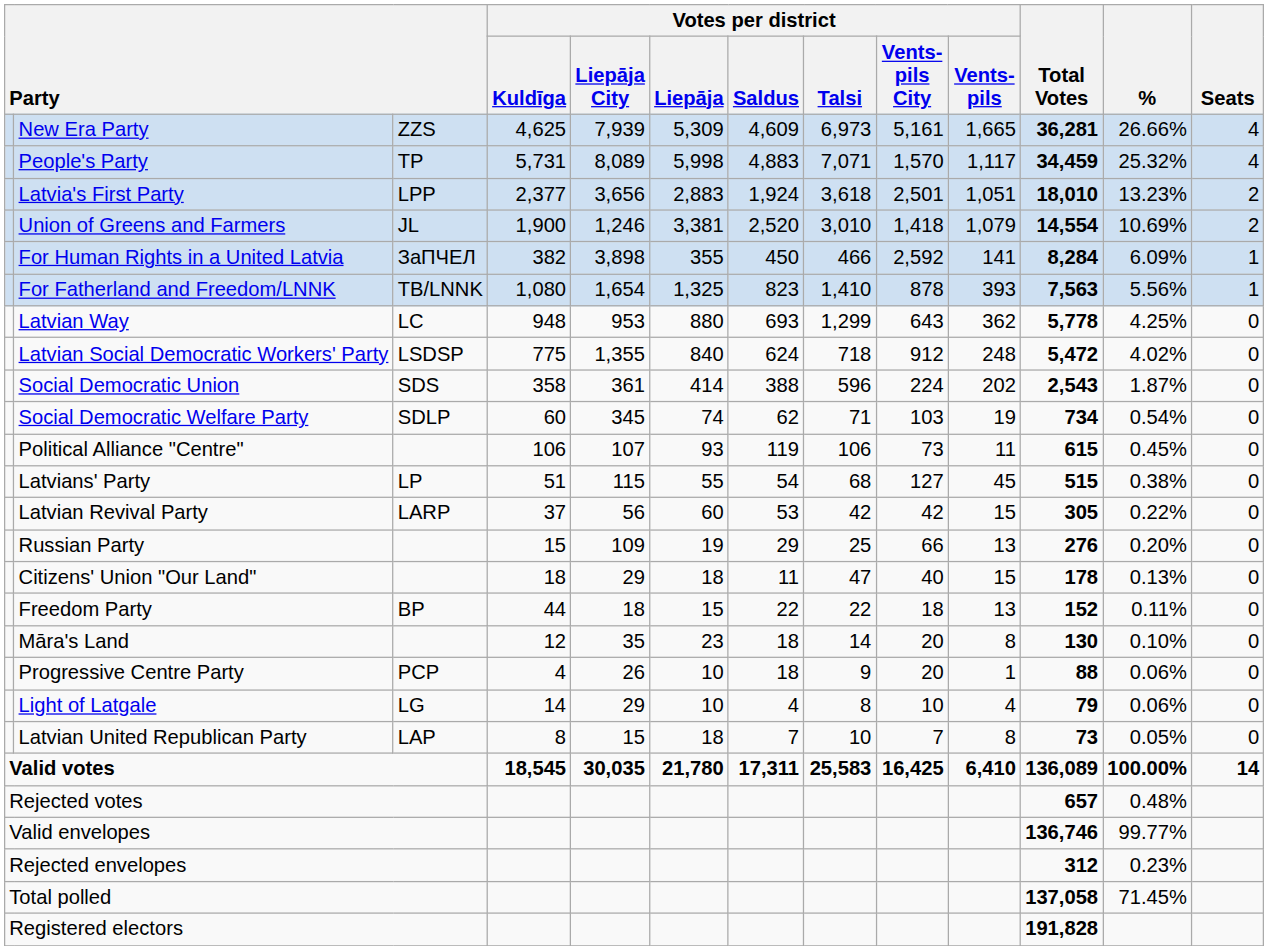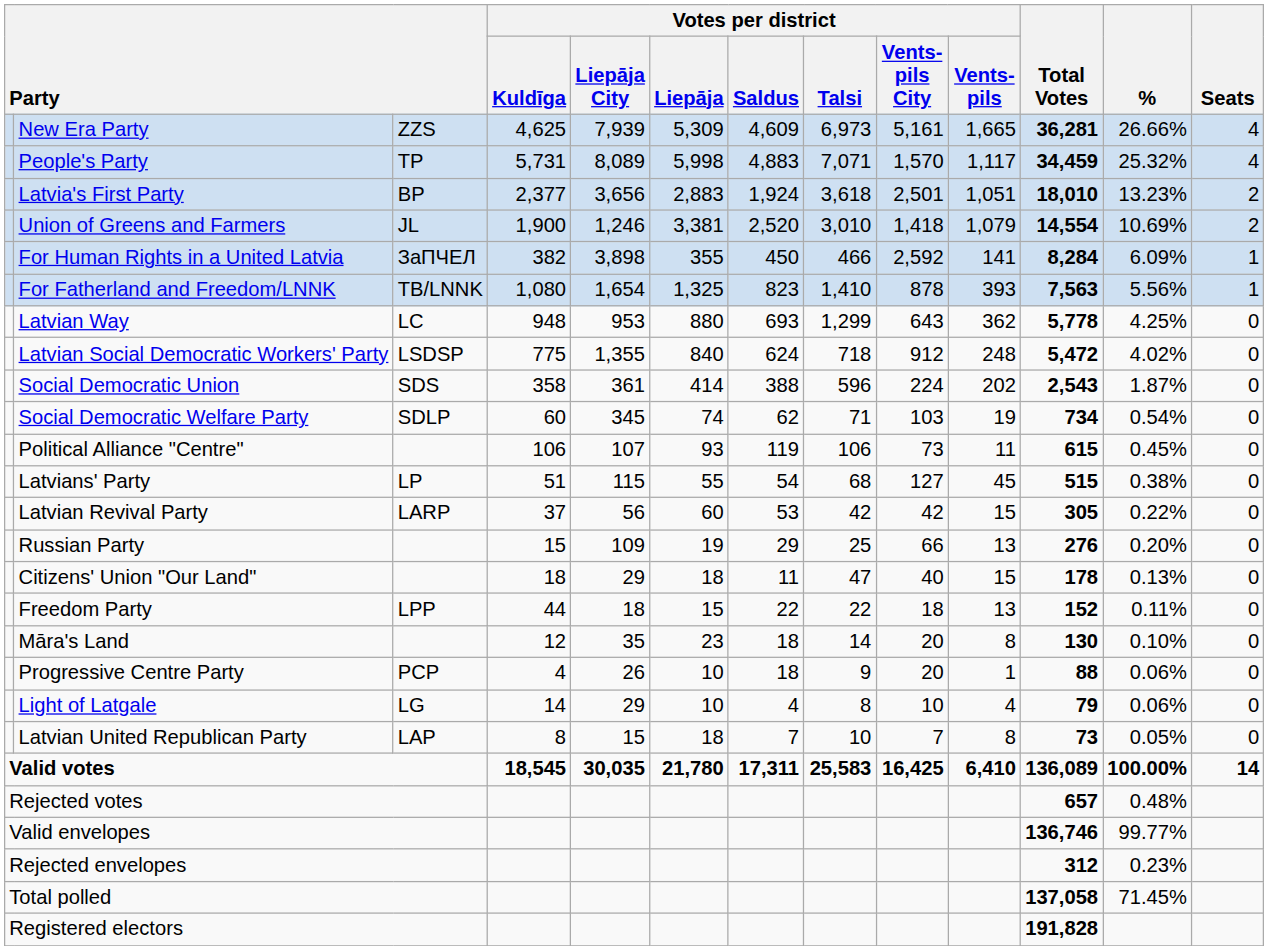(417, 193) LPP -> (411, 193) BP
(411, 609) BP -> (417, 609) LPP
